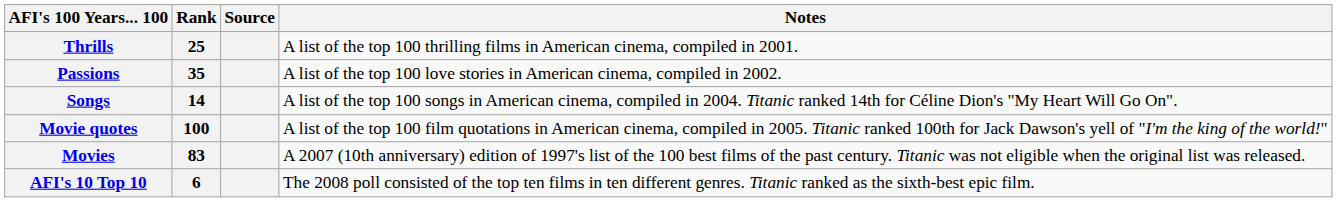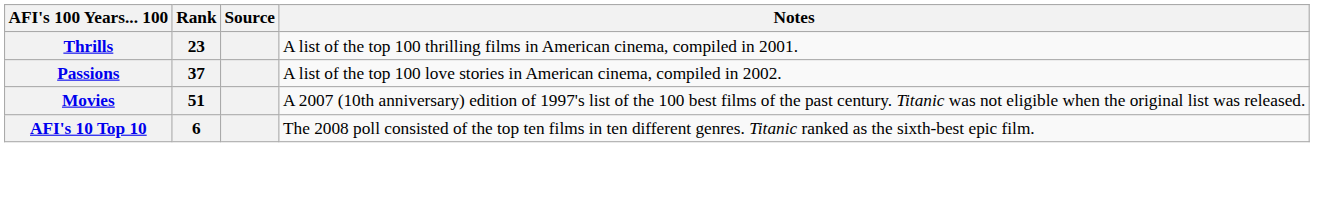(196, 45) 25 -> (196, 45) 23
(196, 73) 35 -> (196, 73) 37
- row: (88, 100)
- row: (88, 127)
(196, 155) 83 -> (196, 100) 51
